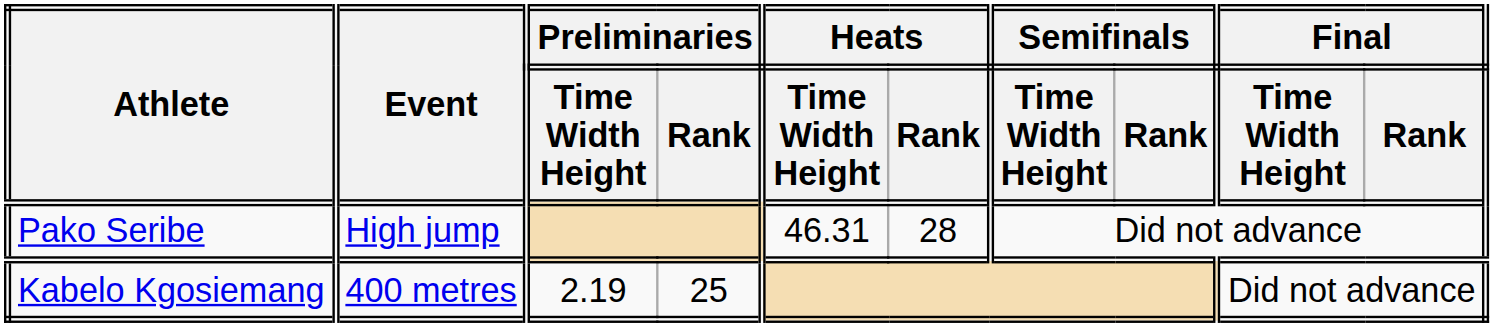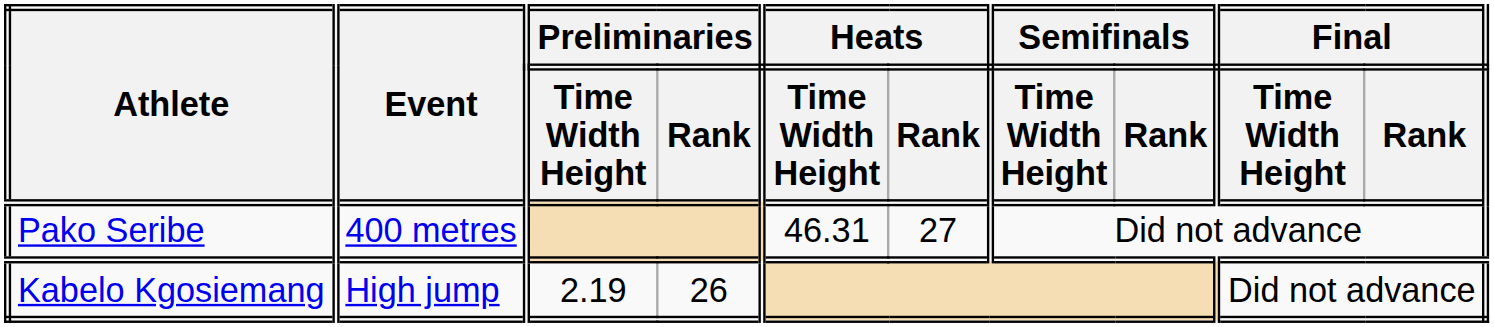(422, 231) High jump -> (431, 231) 400 metres
(938, 231) 28 -> (938, 231) 27
(431, 290) 400 metres -> (422, 290) High jump
(709, 290) 25 -> (709, 290) 26
